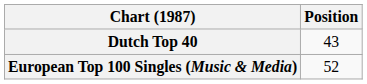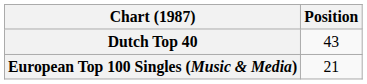(331, 66) 52 -> (331, 66) 21
